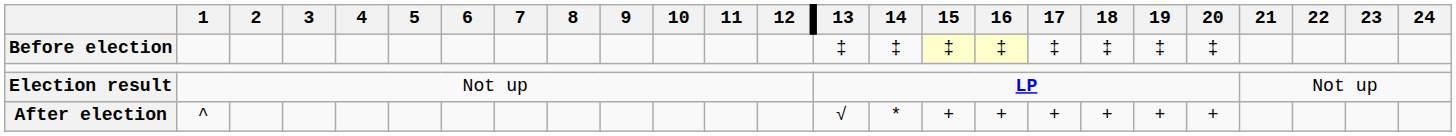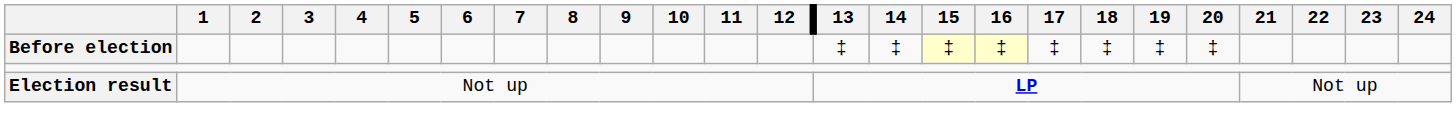- row: (91, 116)
